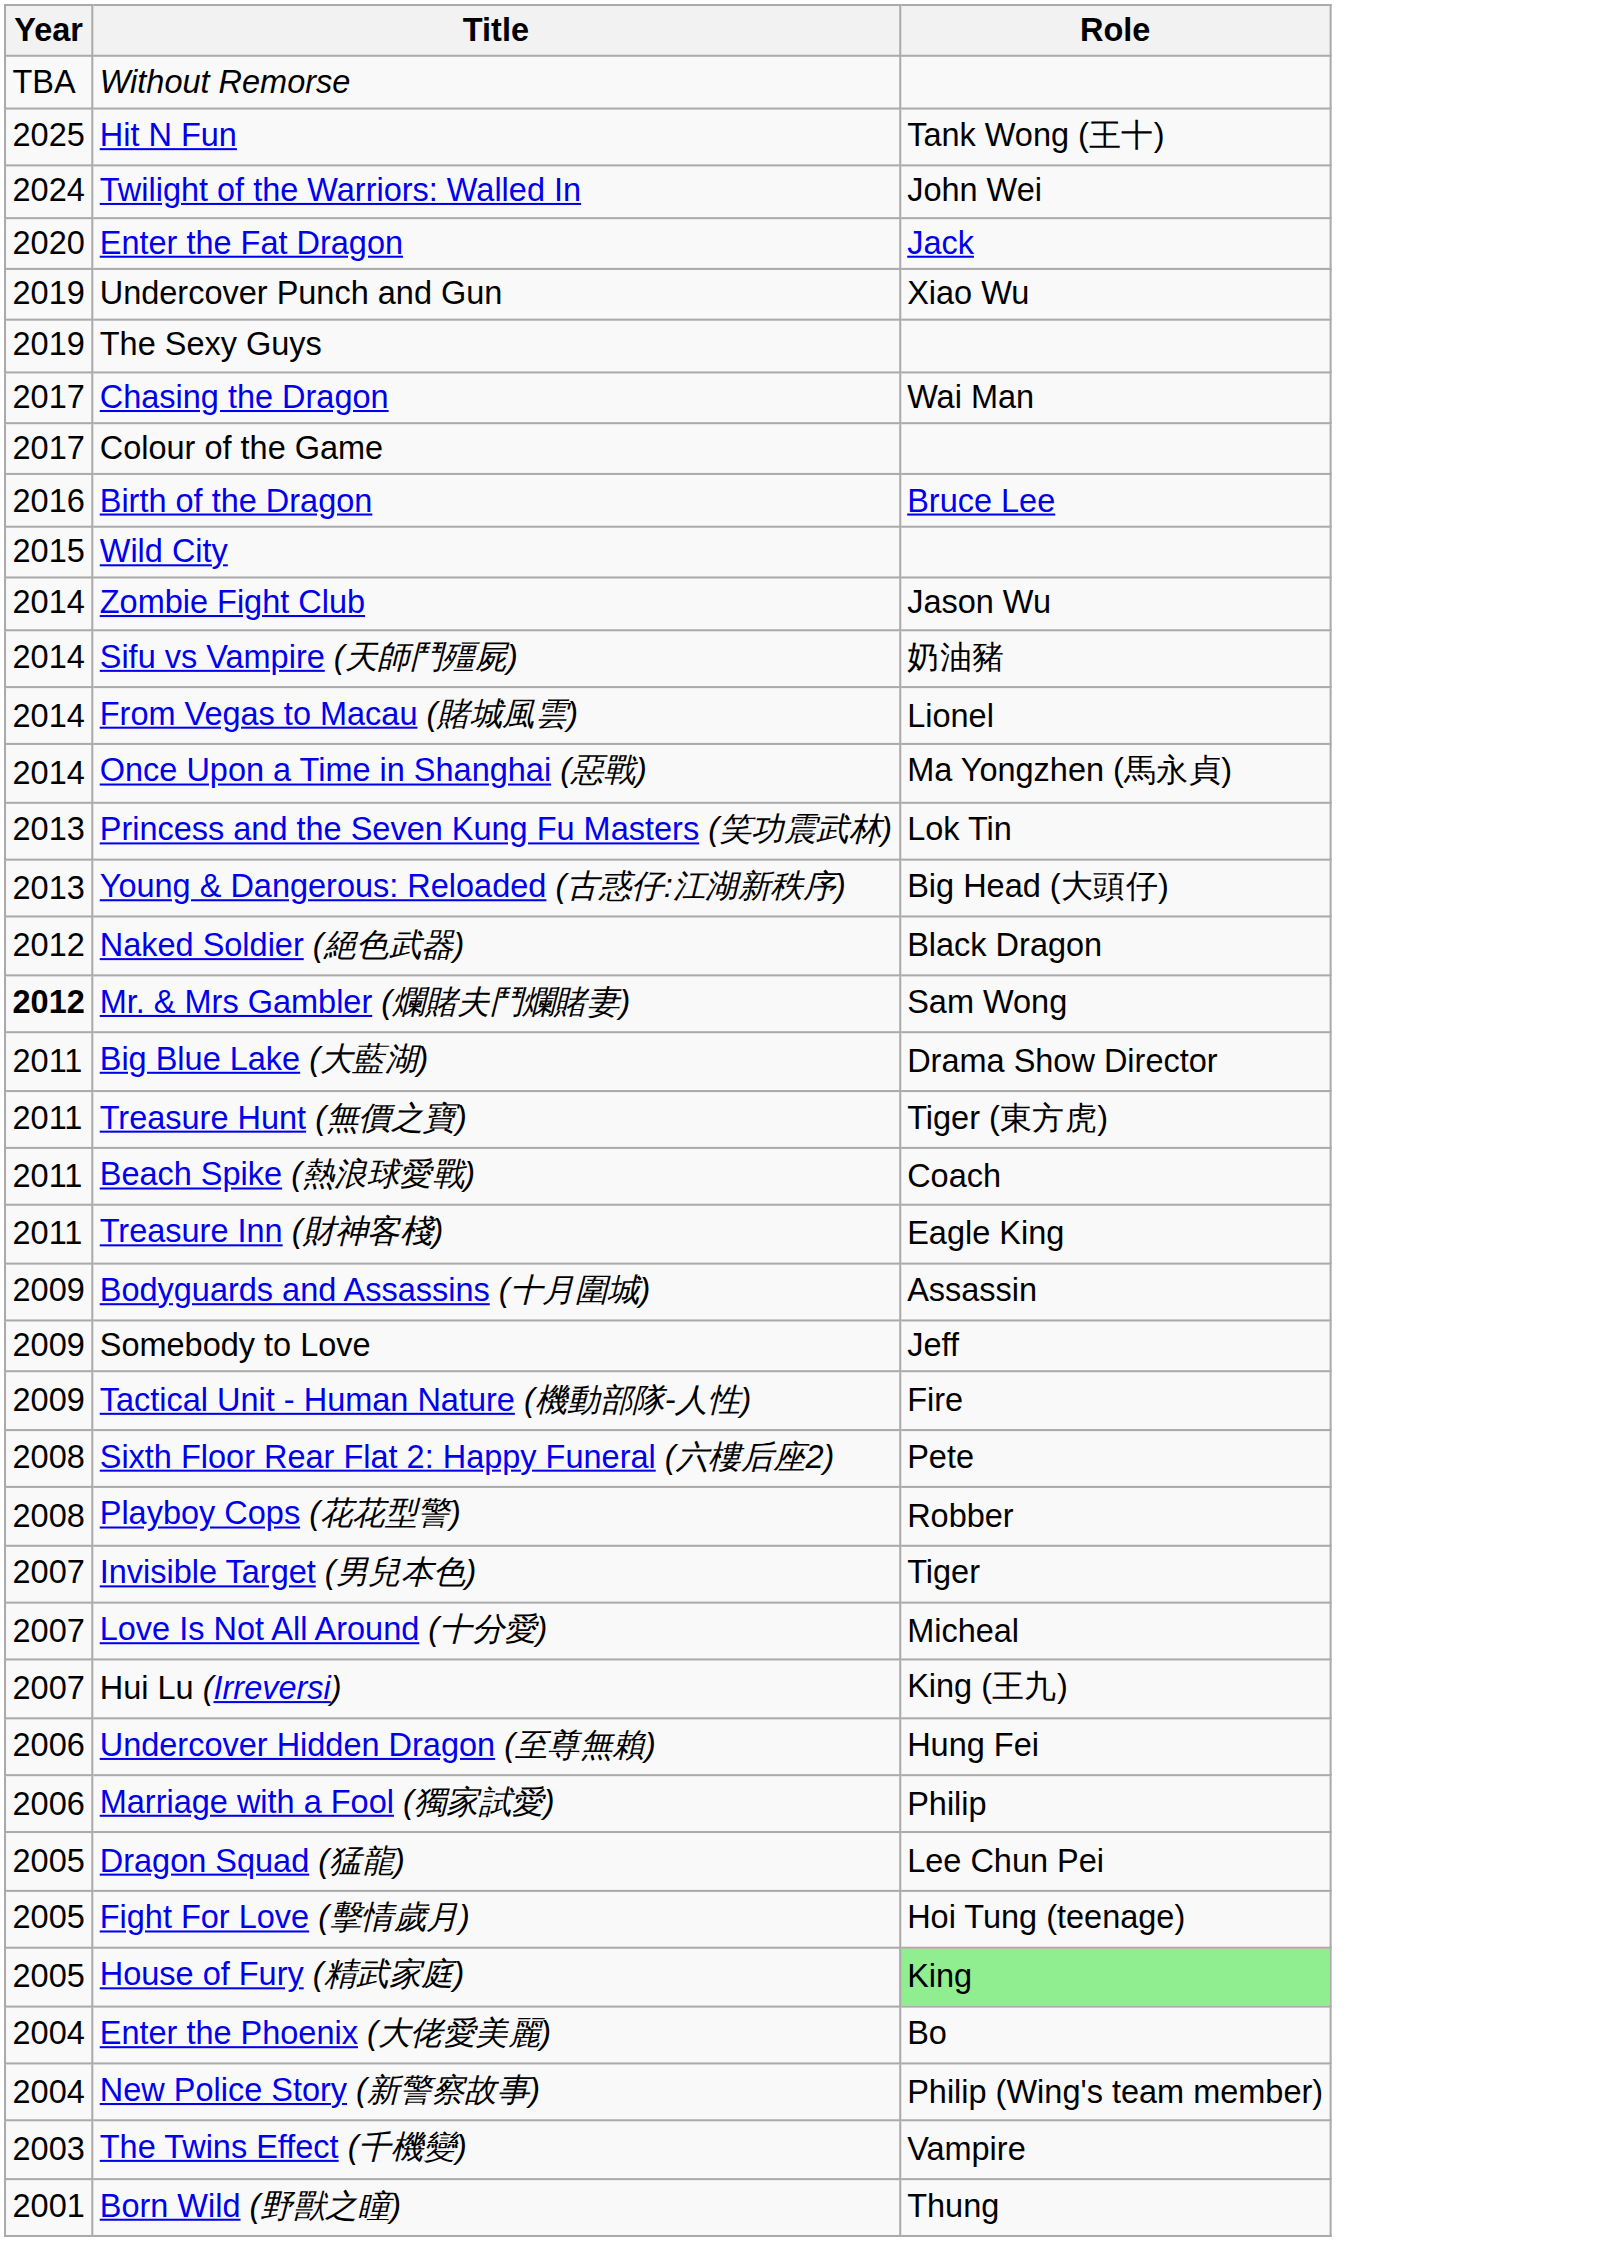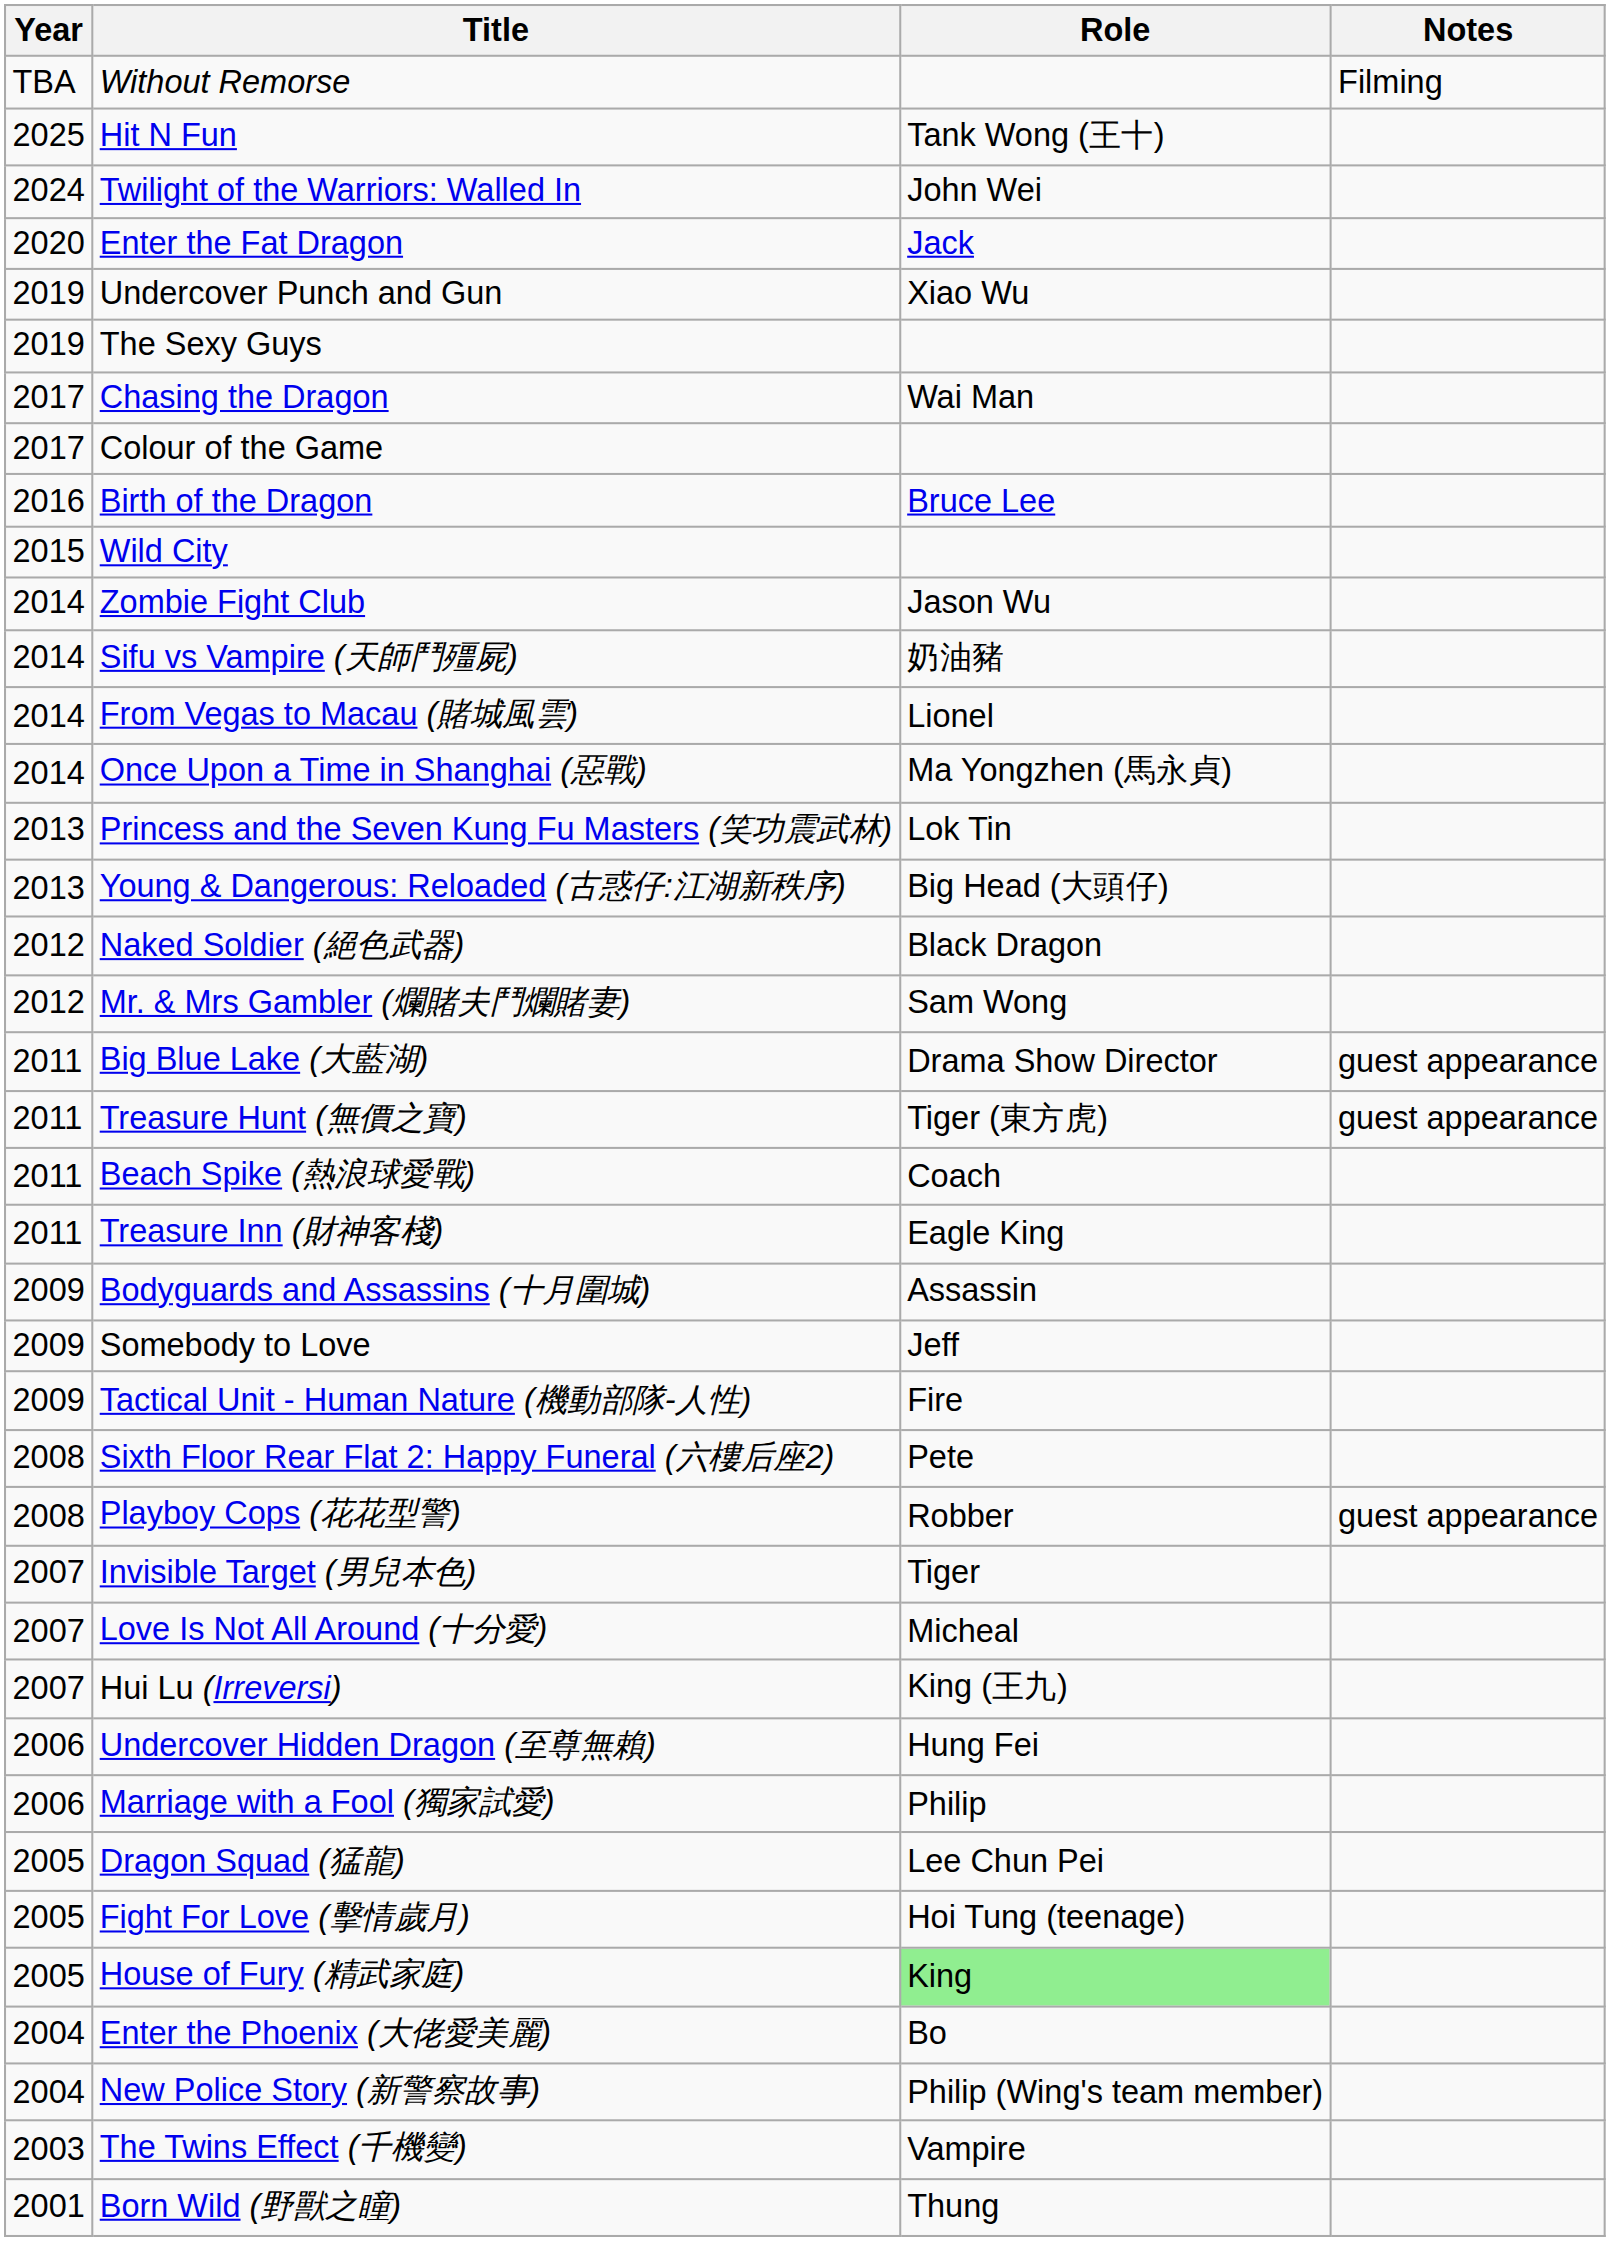+ column: (1468, 30)
(49, 1003) bold -> (49, 1003) normal
